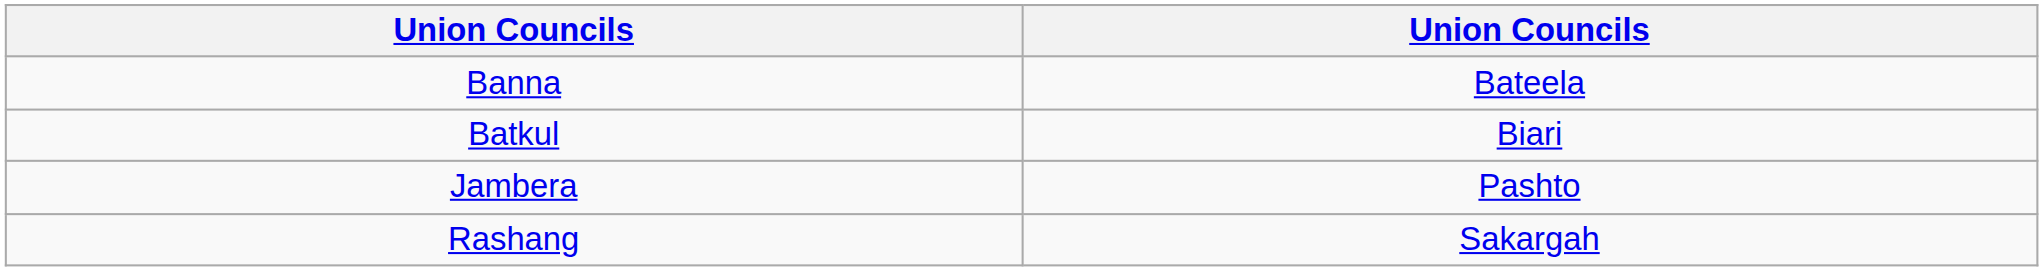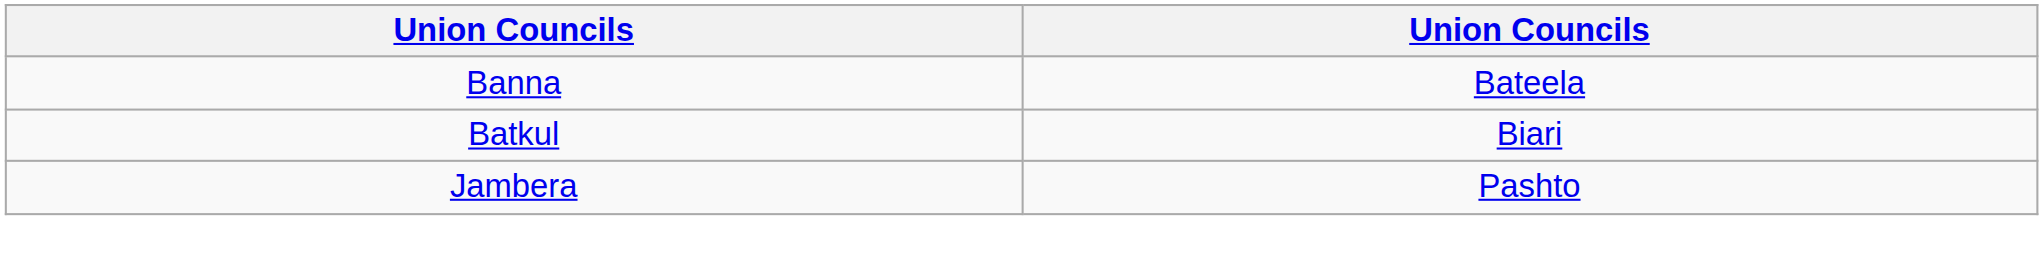- row: (514, 238)
